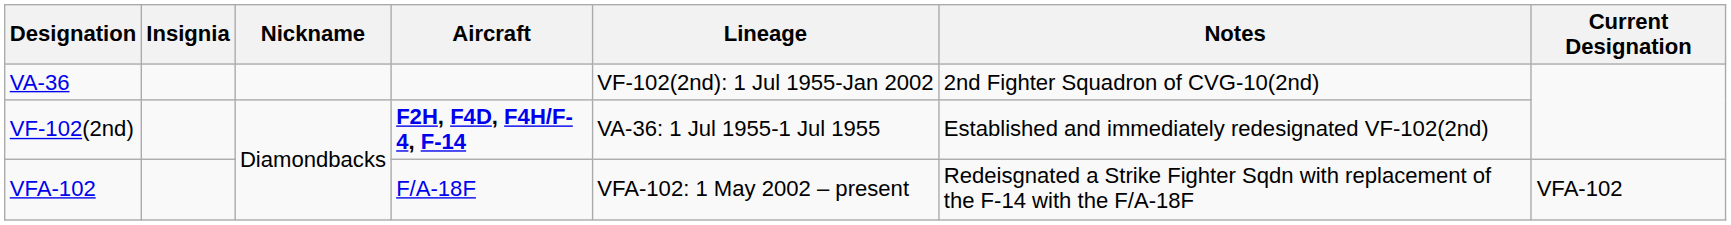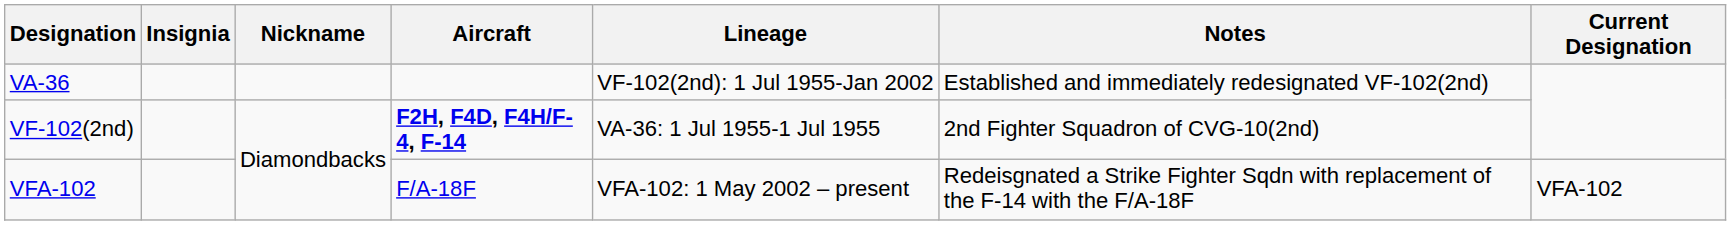(1132, 81) 2nd Fighter Squadron of CVG-10(2nd) -> (1216, 81) Established and immediately redesignated VF-102(2nd)
(1216, 129) Established and immediately redesignated VF-102(2nd) -> (1132, 129) 2nd Fighter Squadron of CVG-10(2nd)
